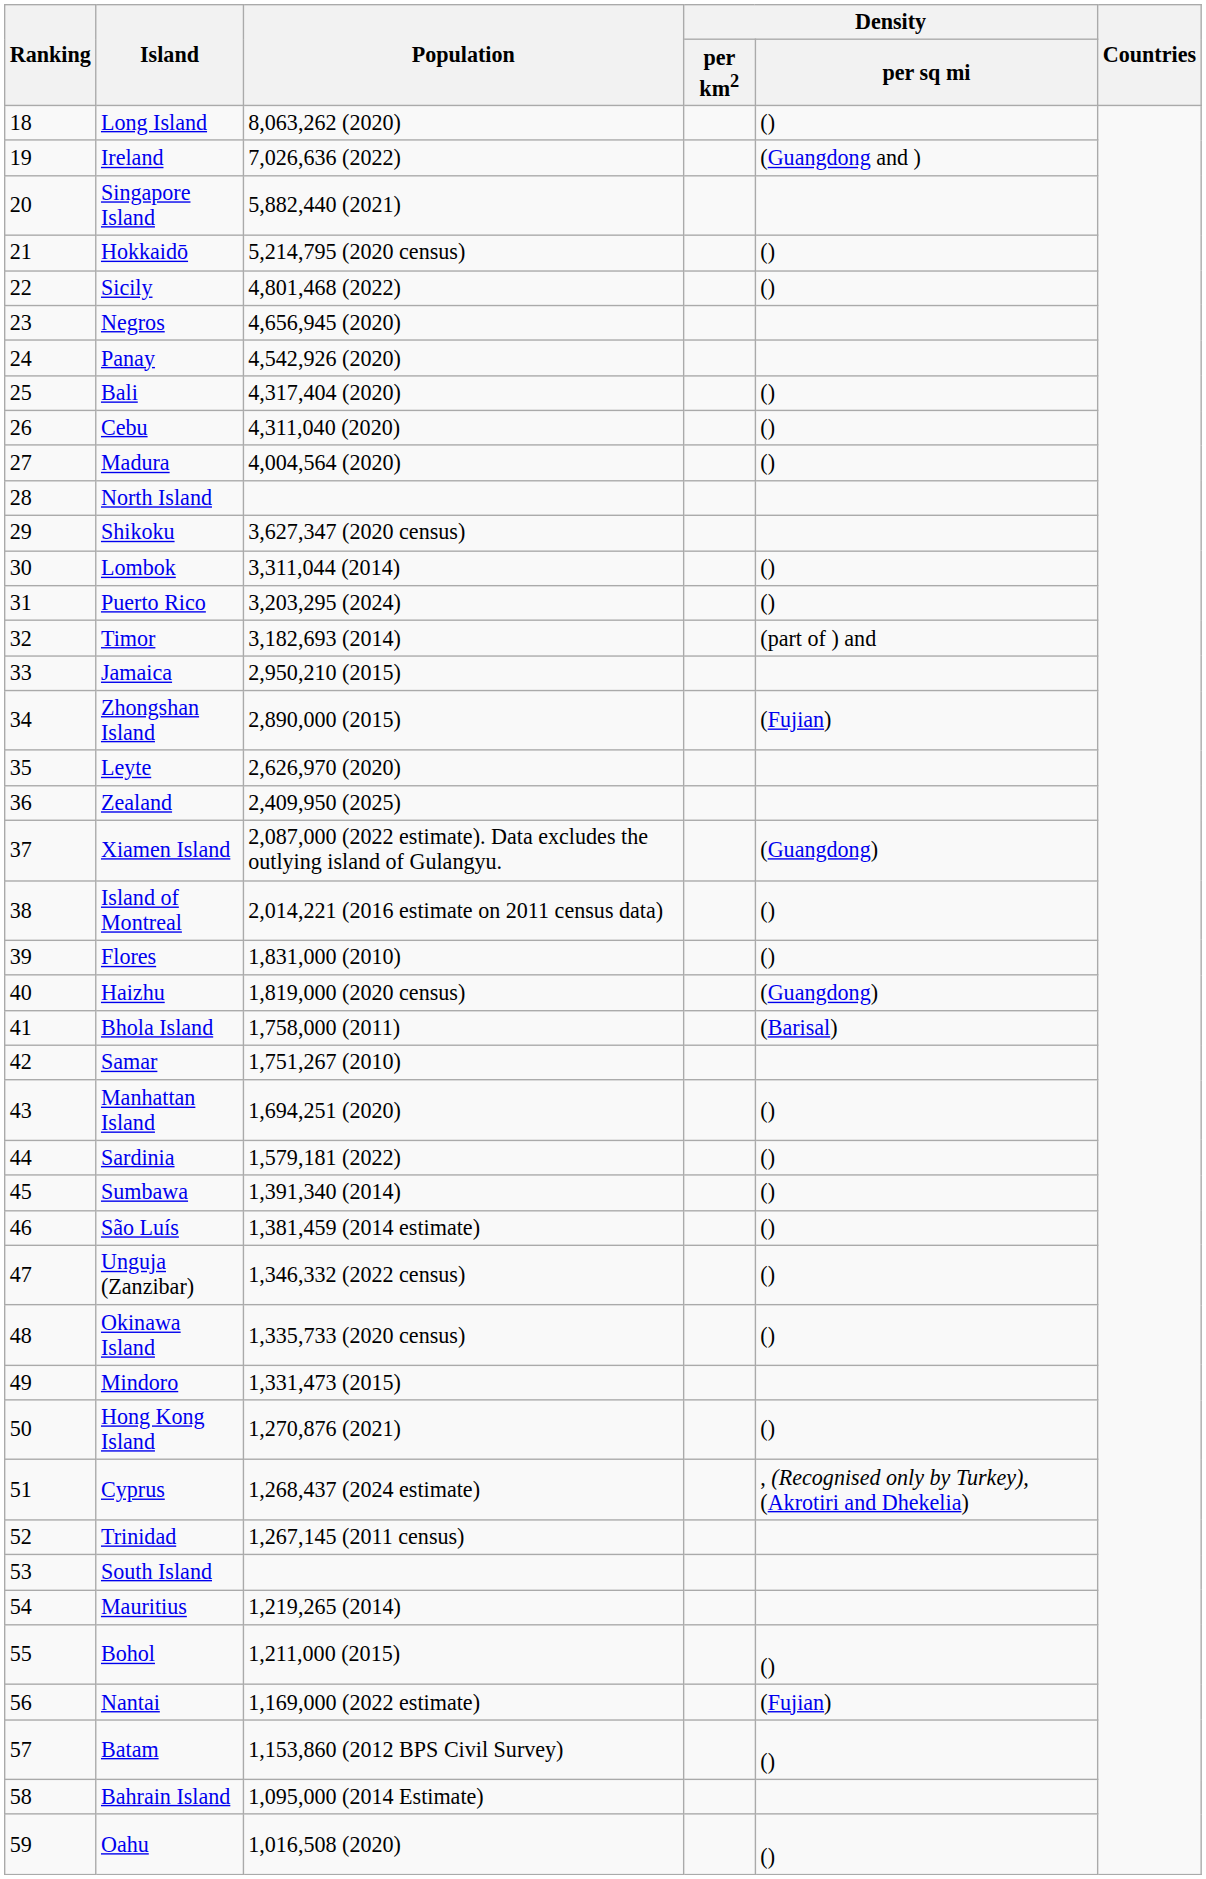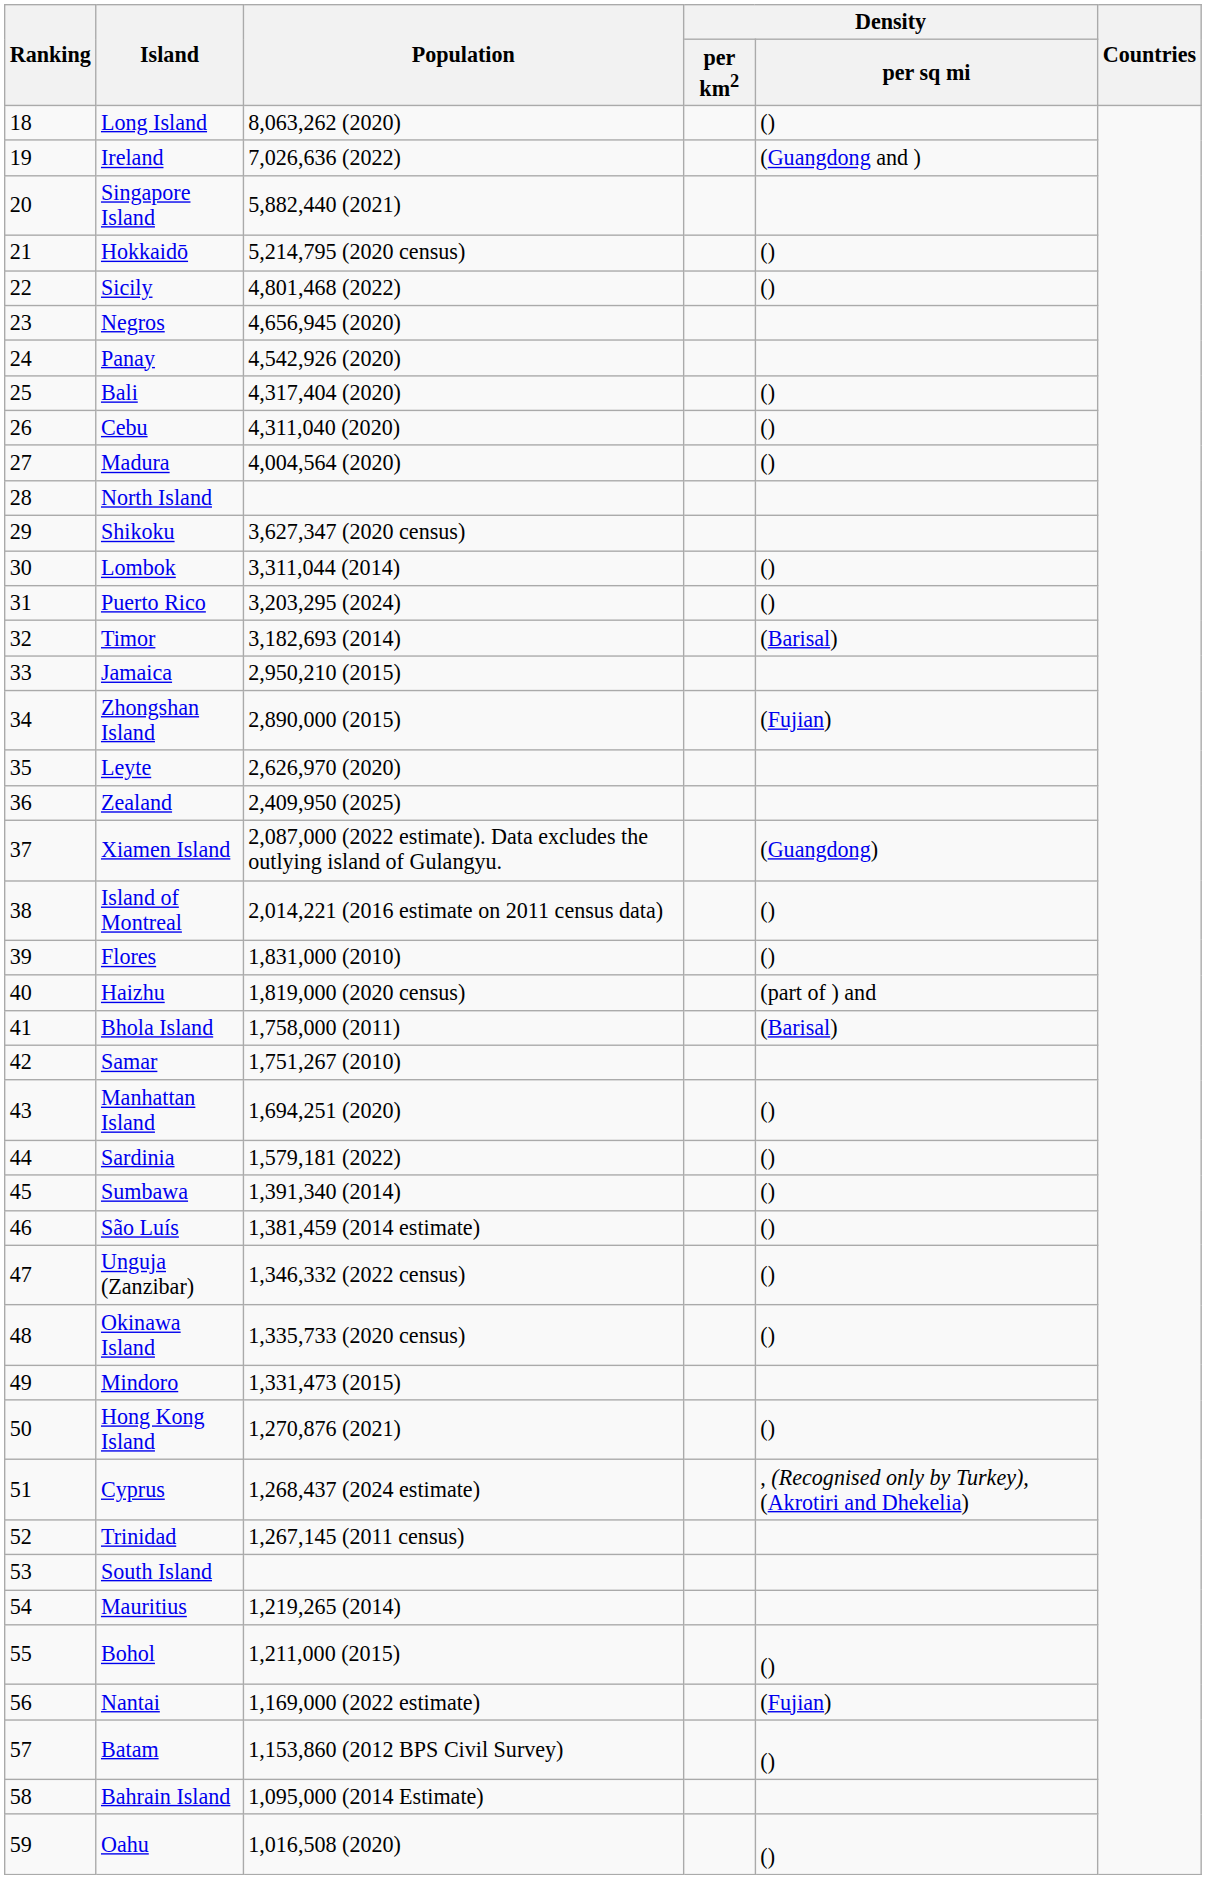(818, 637) (part of ) and -> (799, 637) (Barisal)
(819, 992) (Guangdong) -> (818, 992) (part of ) and
